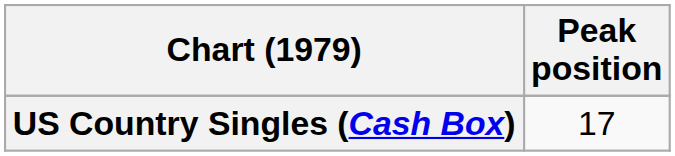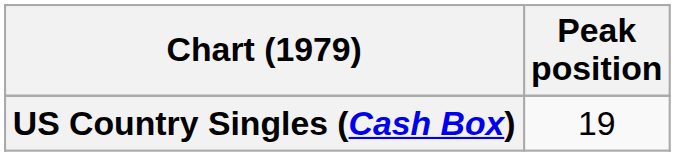(597, 122) 17 -> (597, 122) 19
